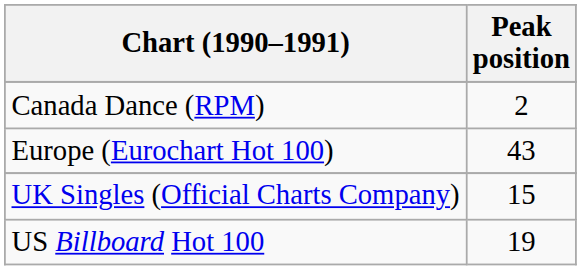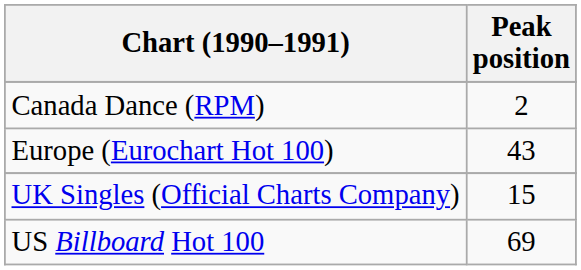(521, 241) 19 -> (521, 241) 69
